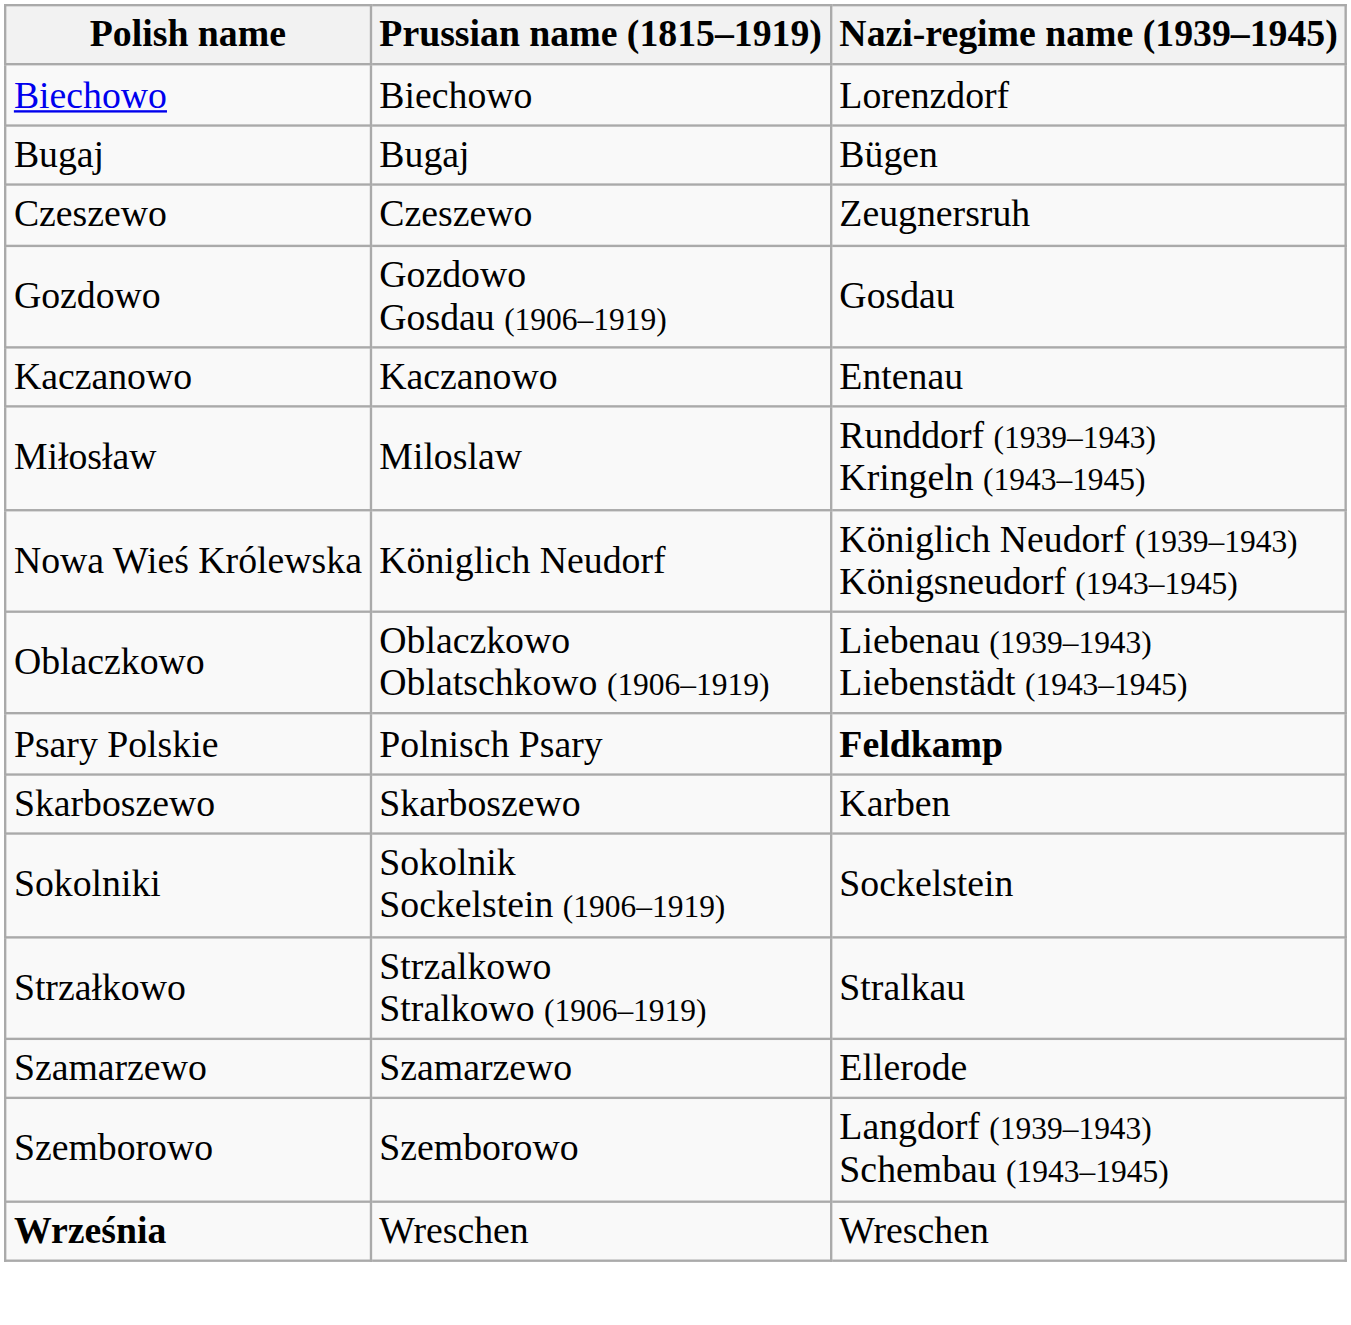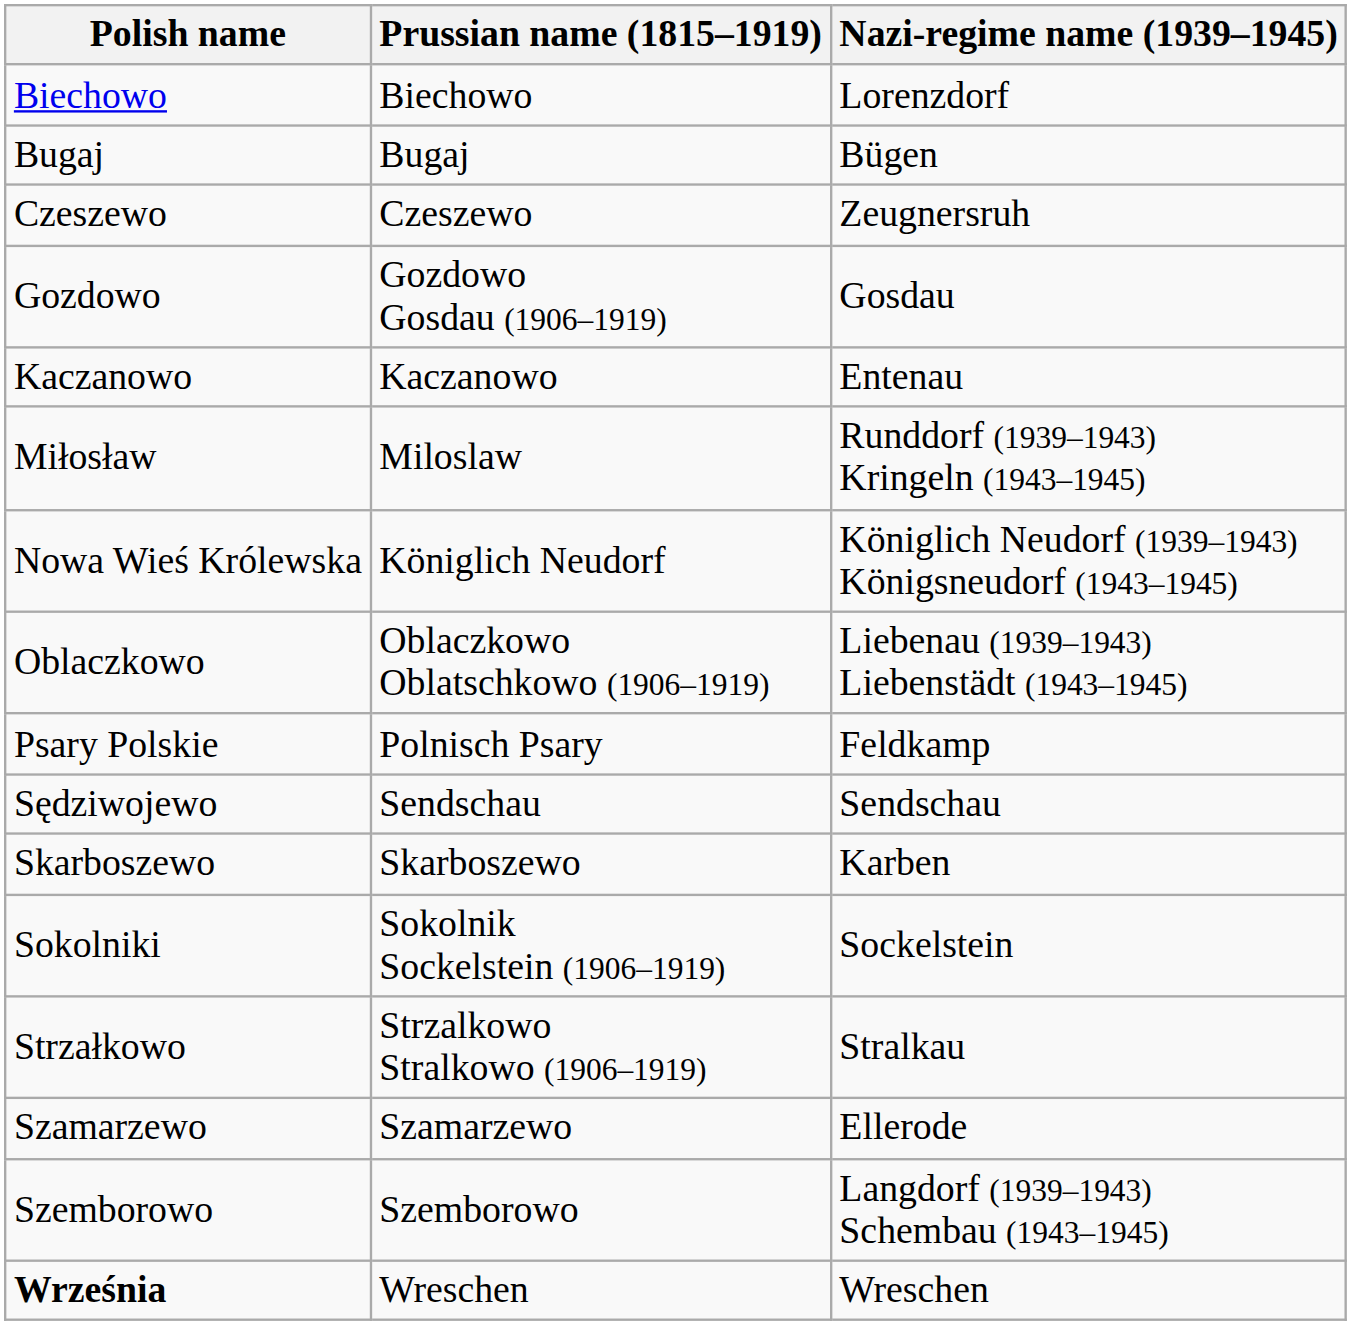(921, 743) bold -> (915, 743) normal
+ row: (116, 803)
